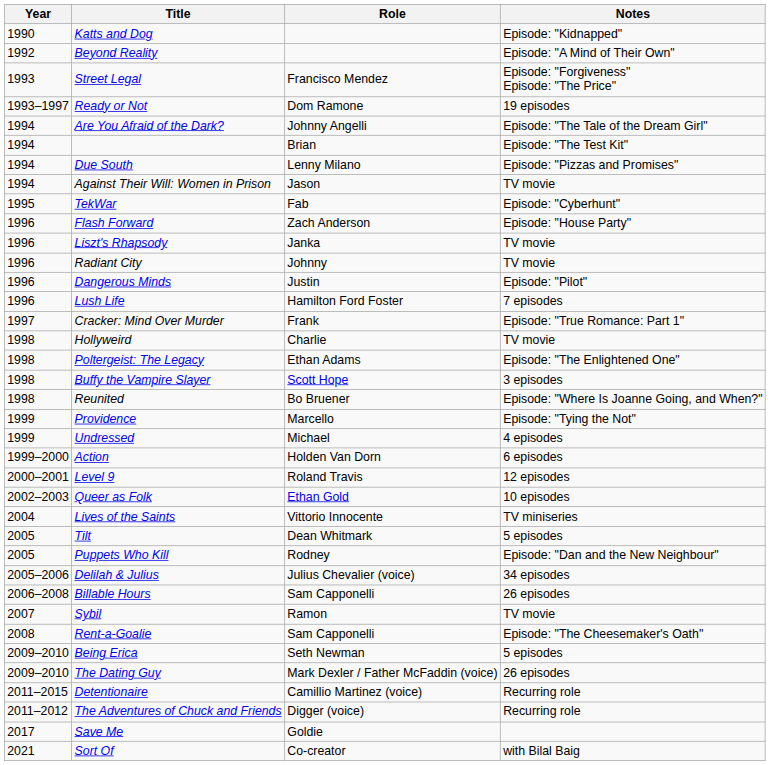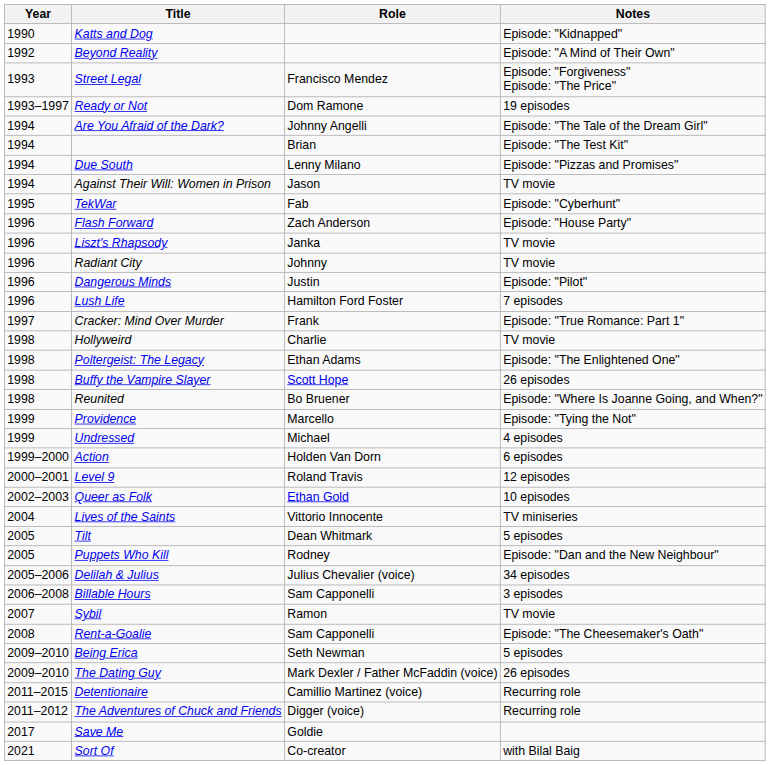(533, 379) 3 episodes -> (536, 379) 26 episodes
(536, 594) 26 episodes -> (533, 594) 3 episodes
